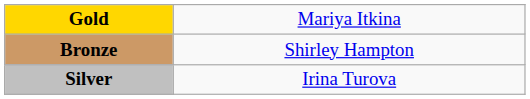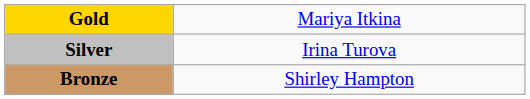rows swapped: (89, 79) <-> (89, 49)
